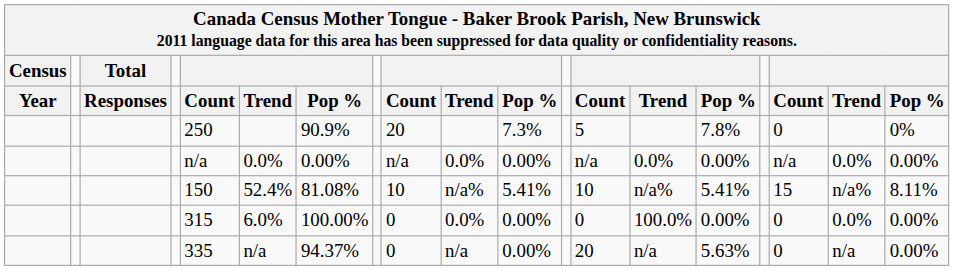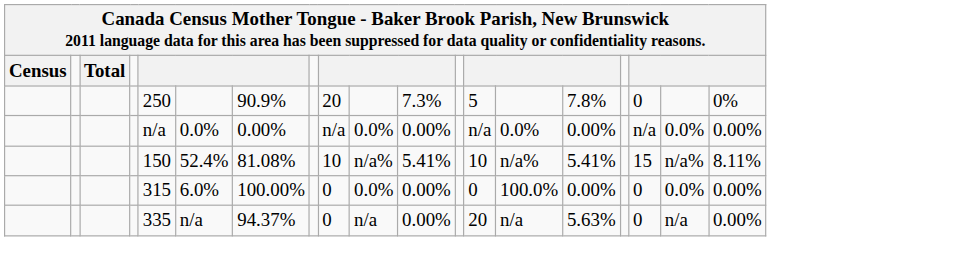- row: (38, 100)
